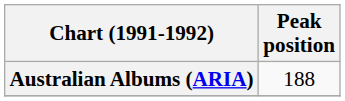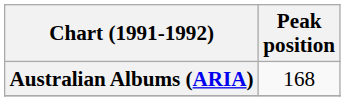(299, 78) 188 -> (299, 78) 168
